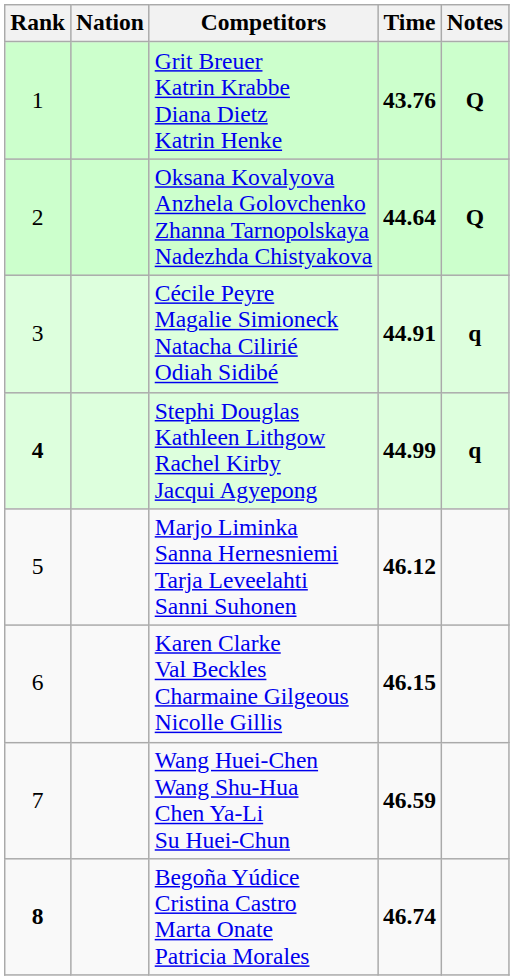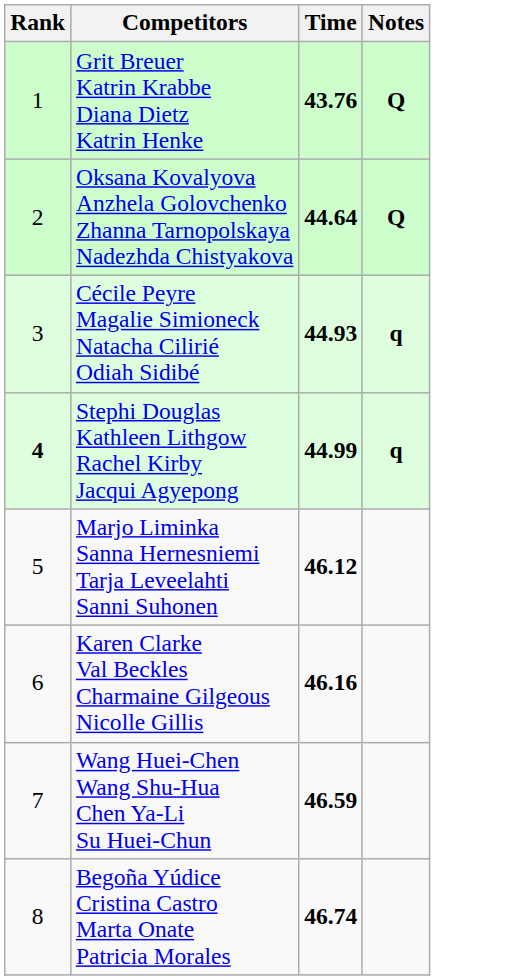- column: (110, 23)
(410, 333) 44.91 -> (331, 333) 44.93
(410, 683) 46.15 -> (331, 683) 46.16
(38, 916) bold -> (38, 916) normal
